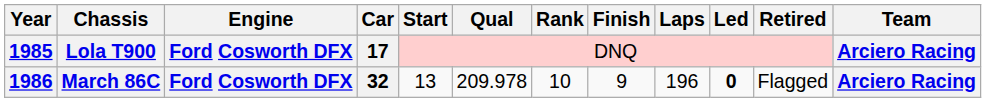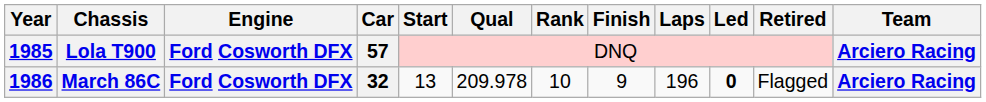(378, 50) 17 -> (378, 50) 57
